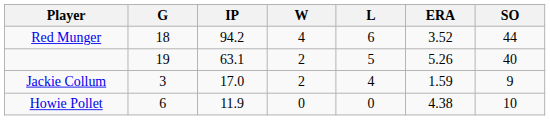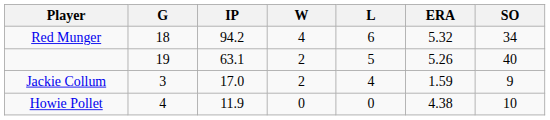(440, 37) 3.52 -> (440, 37) 5.32
(510, 37) 44 -> (510, 37) 34
(163, 103) 6 -> (163, 103) 4
